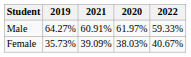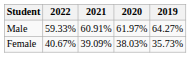columns swapped: (168, 12) <-> (60, 12)
